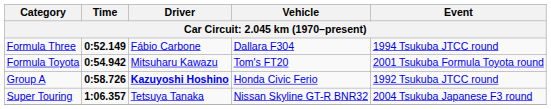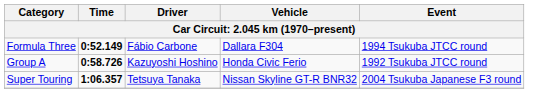- row: (43, 63)
(180, 79) bold -> (172, 63) normal
